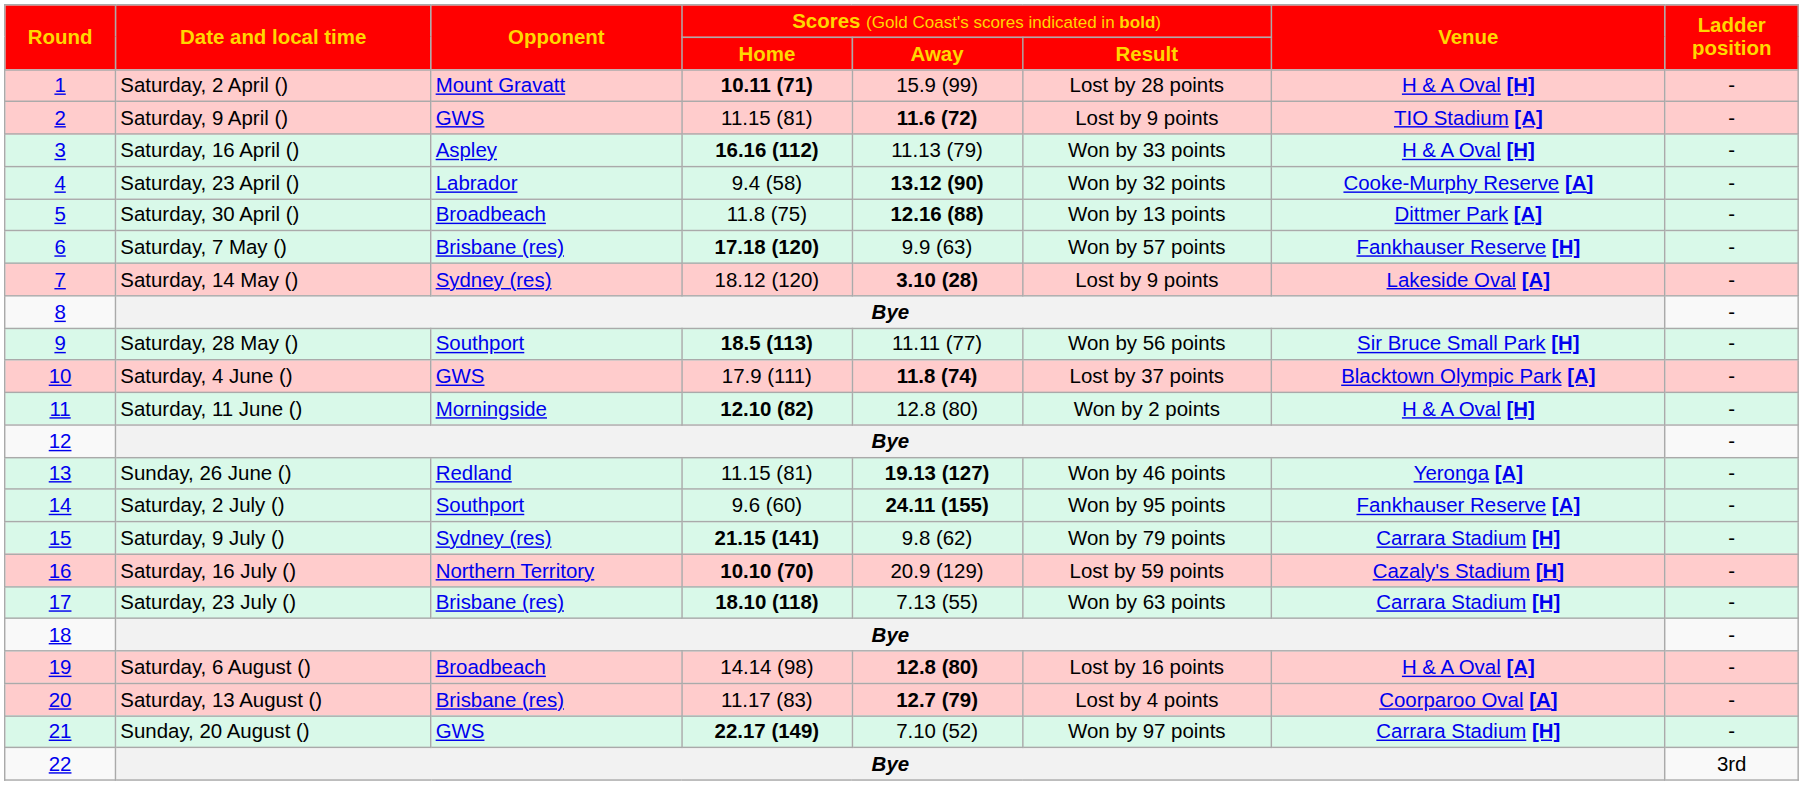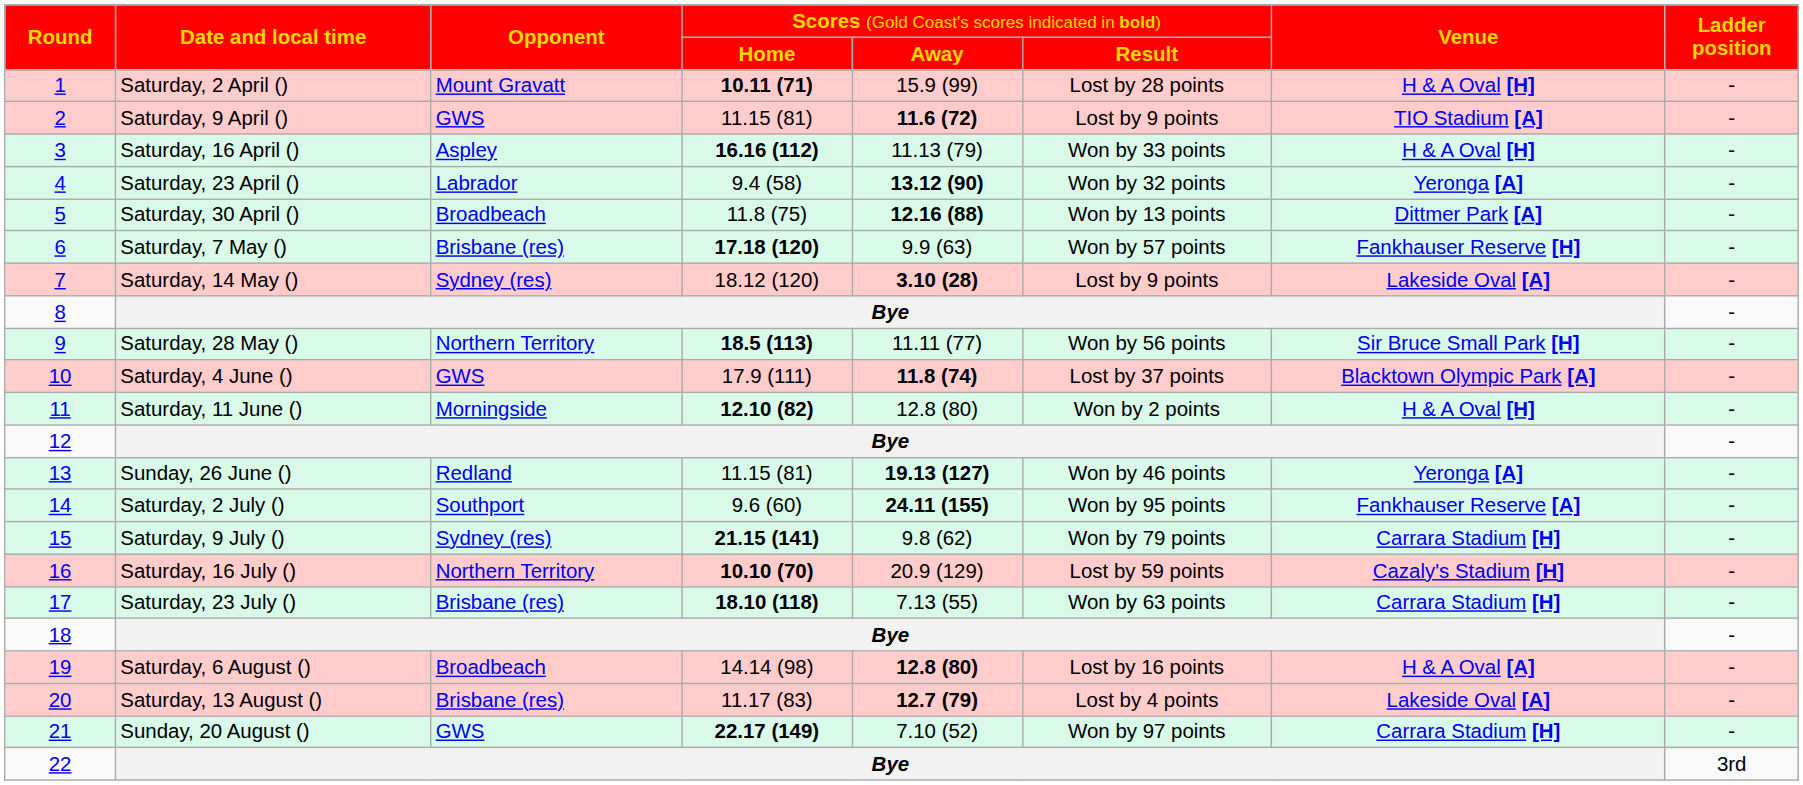(1468, 183) Cooke-Murphy Reserve [A] -> (1468, 183) Yeronga [A]
(480, 344) Southport -> (515, 344) Northern Territory
(1468, 700) Coorparoo Oval [A] -> (1468, 700) Lakeside Oval [A]
